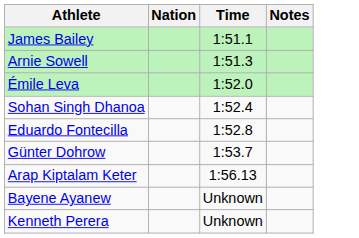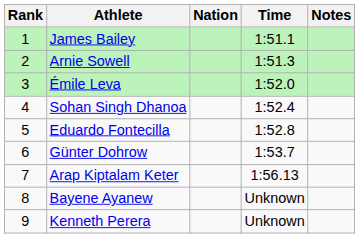+ column: (25, 15)
